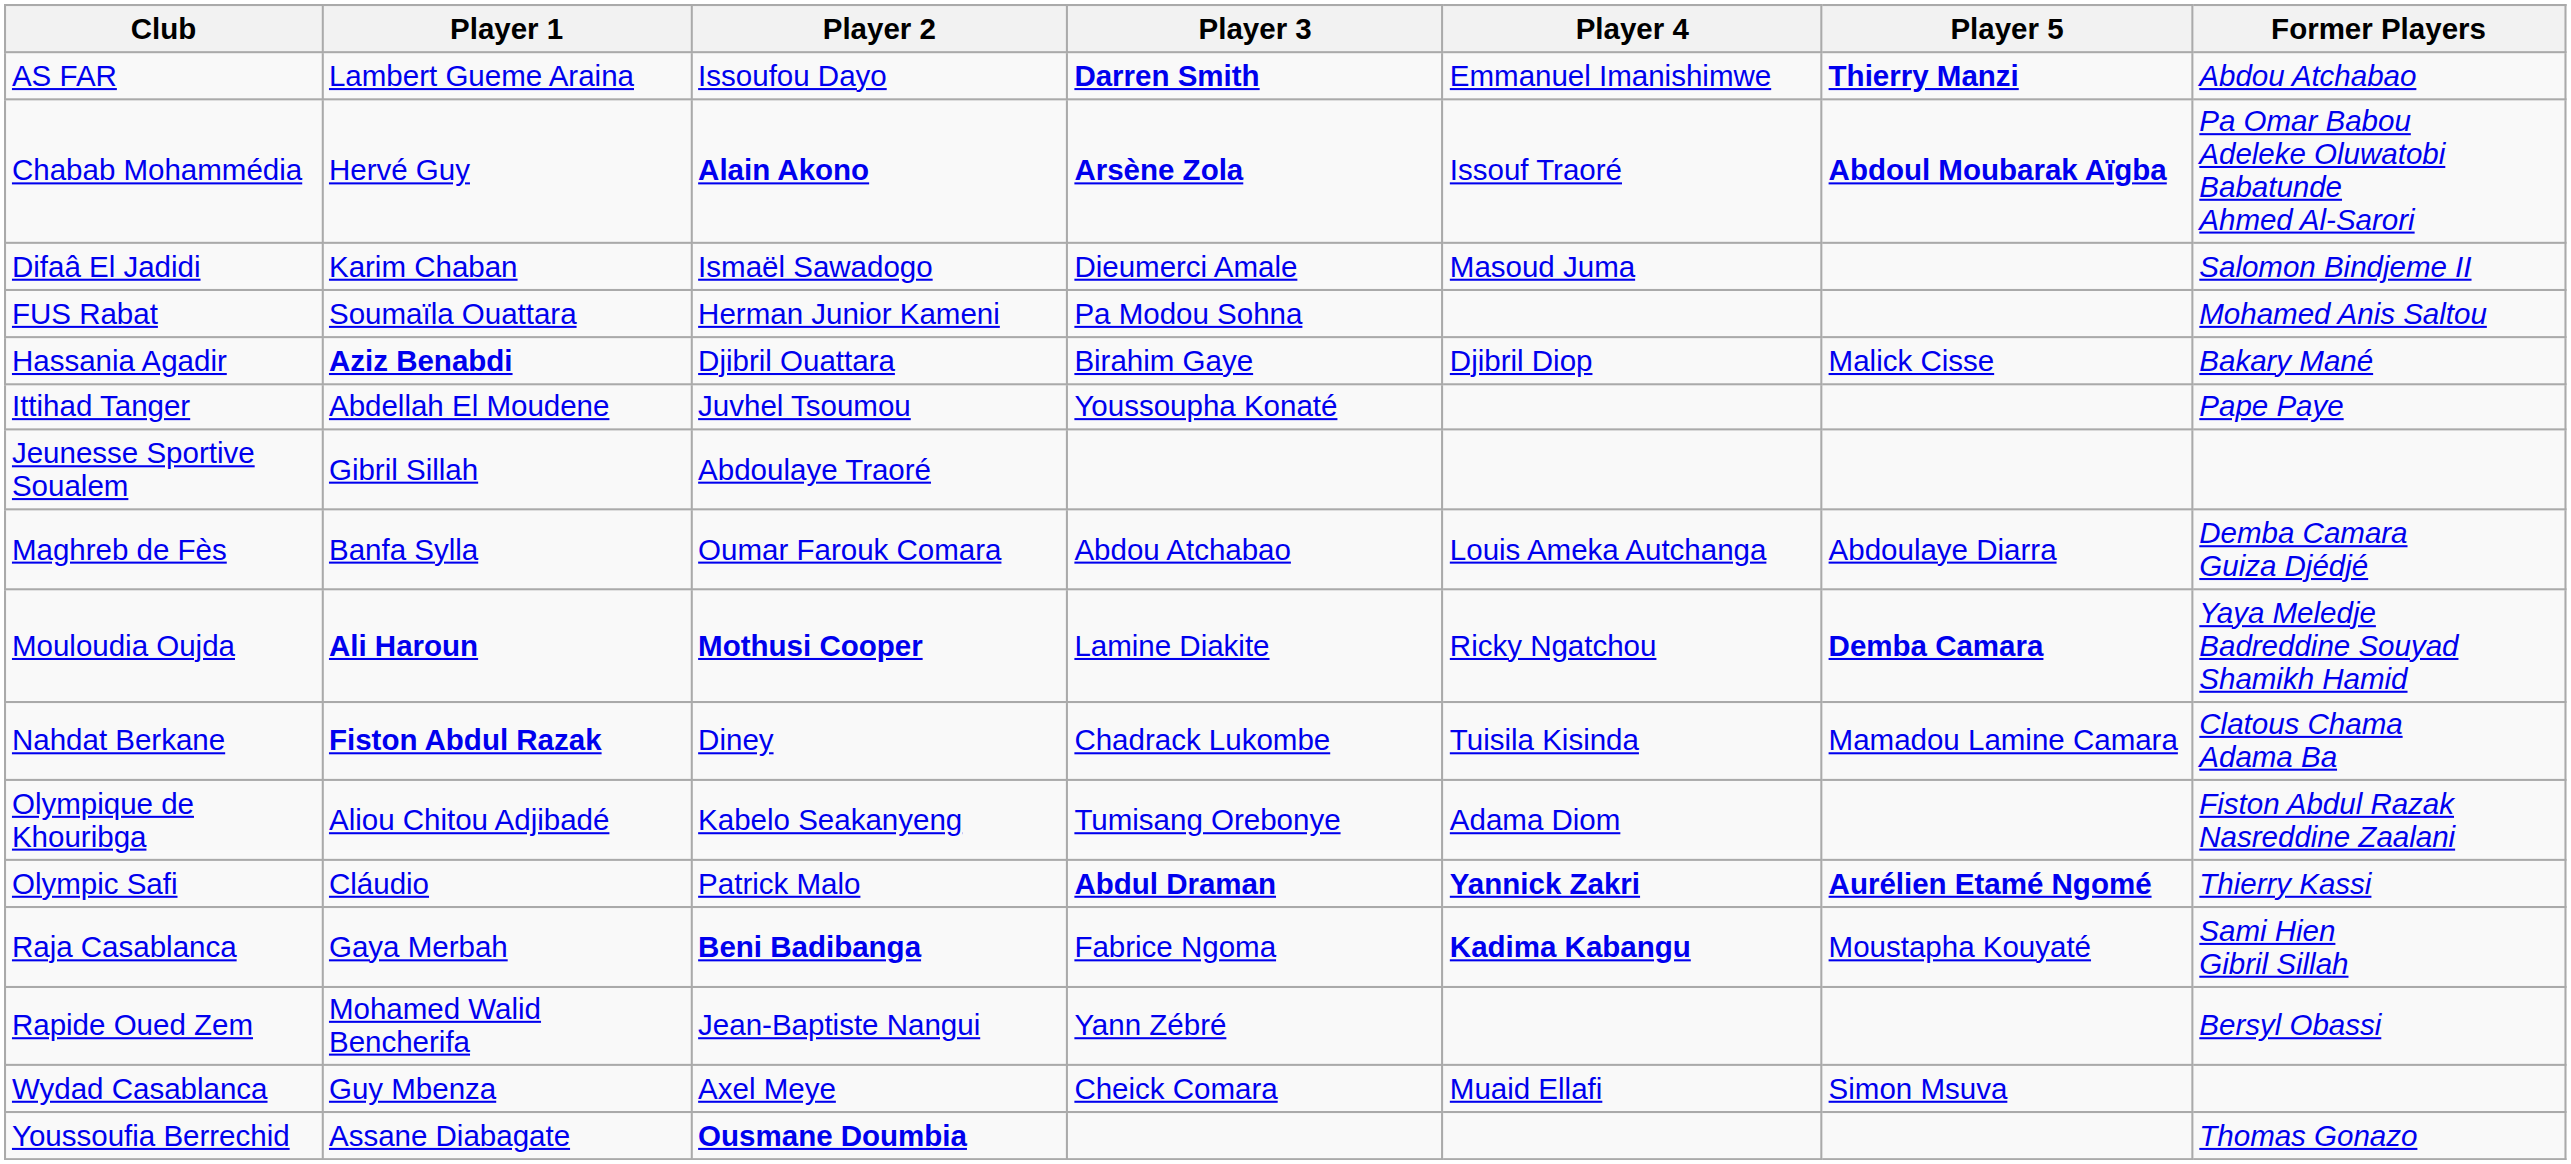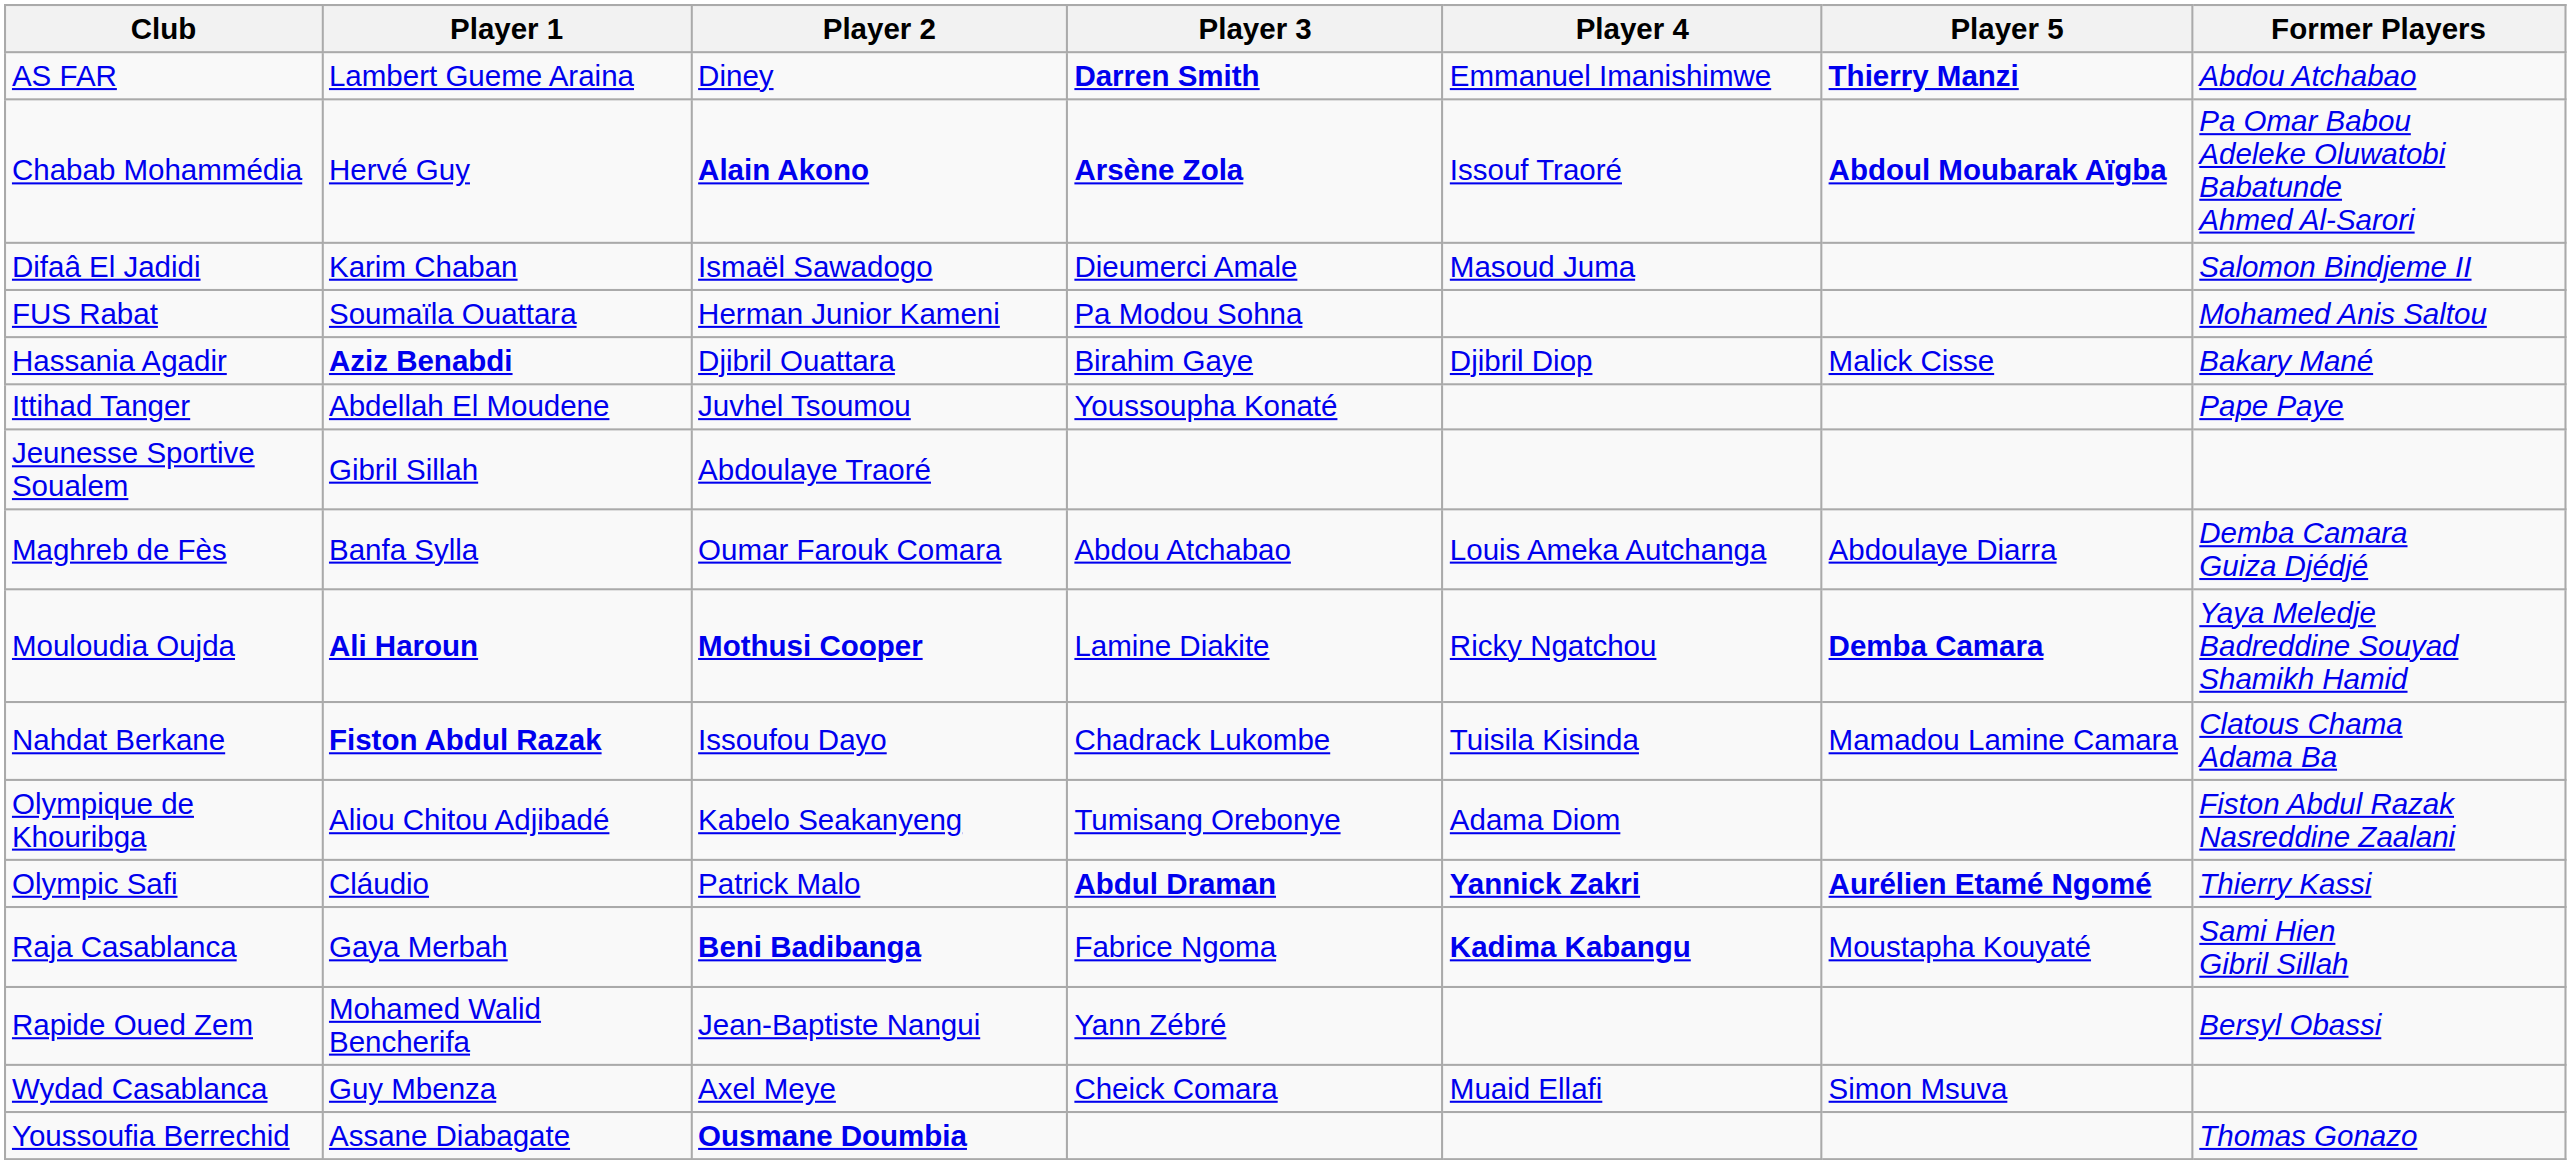(792, 75) Issoufou Dayo -> (736, 75) Diney
(736, 741) Diney -> (792, 741) Issoufou Dayo
